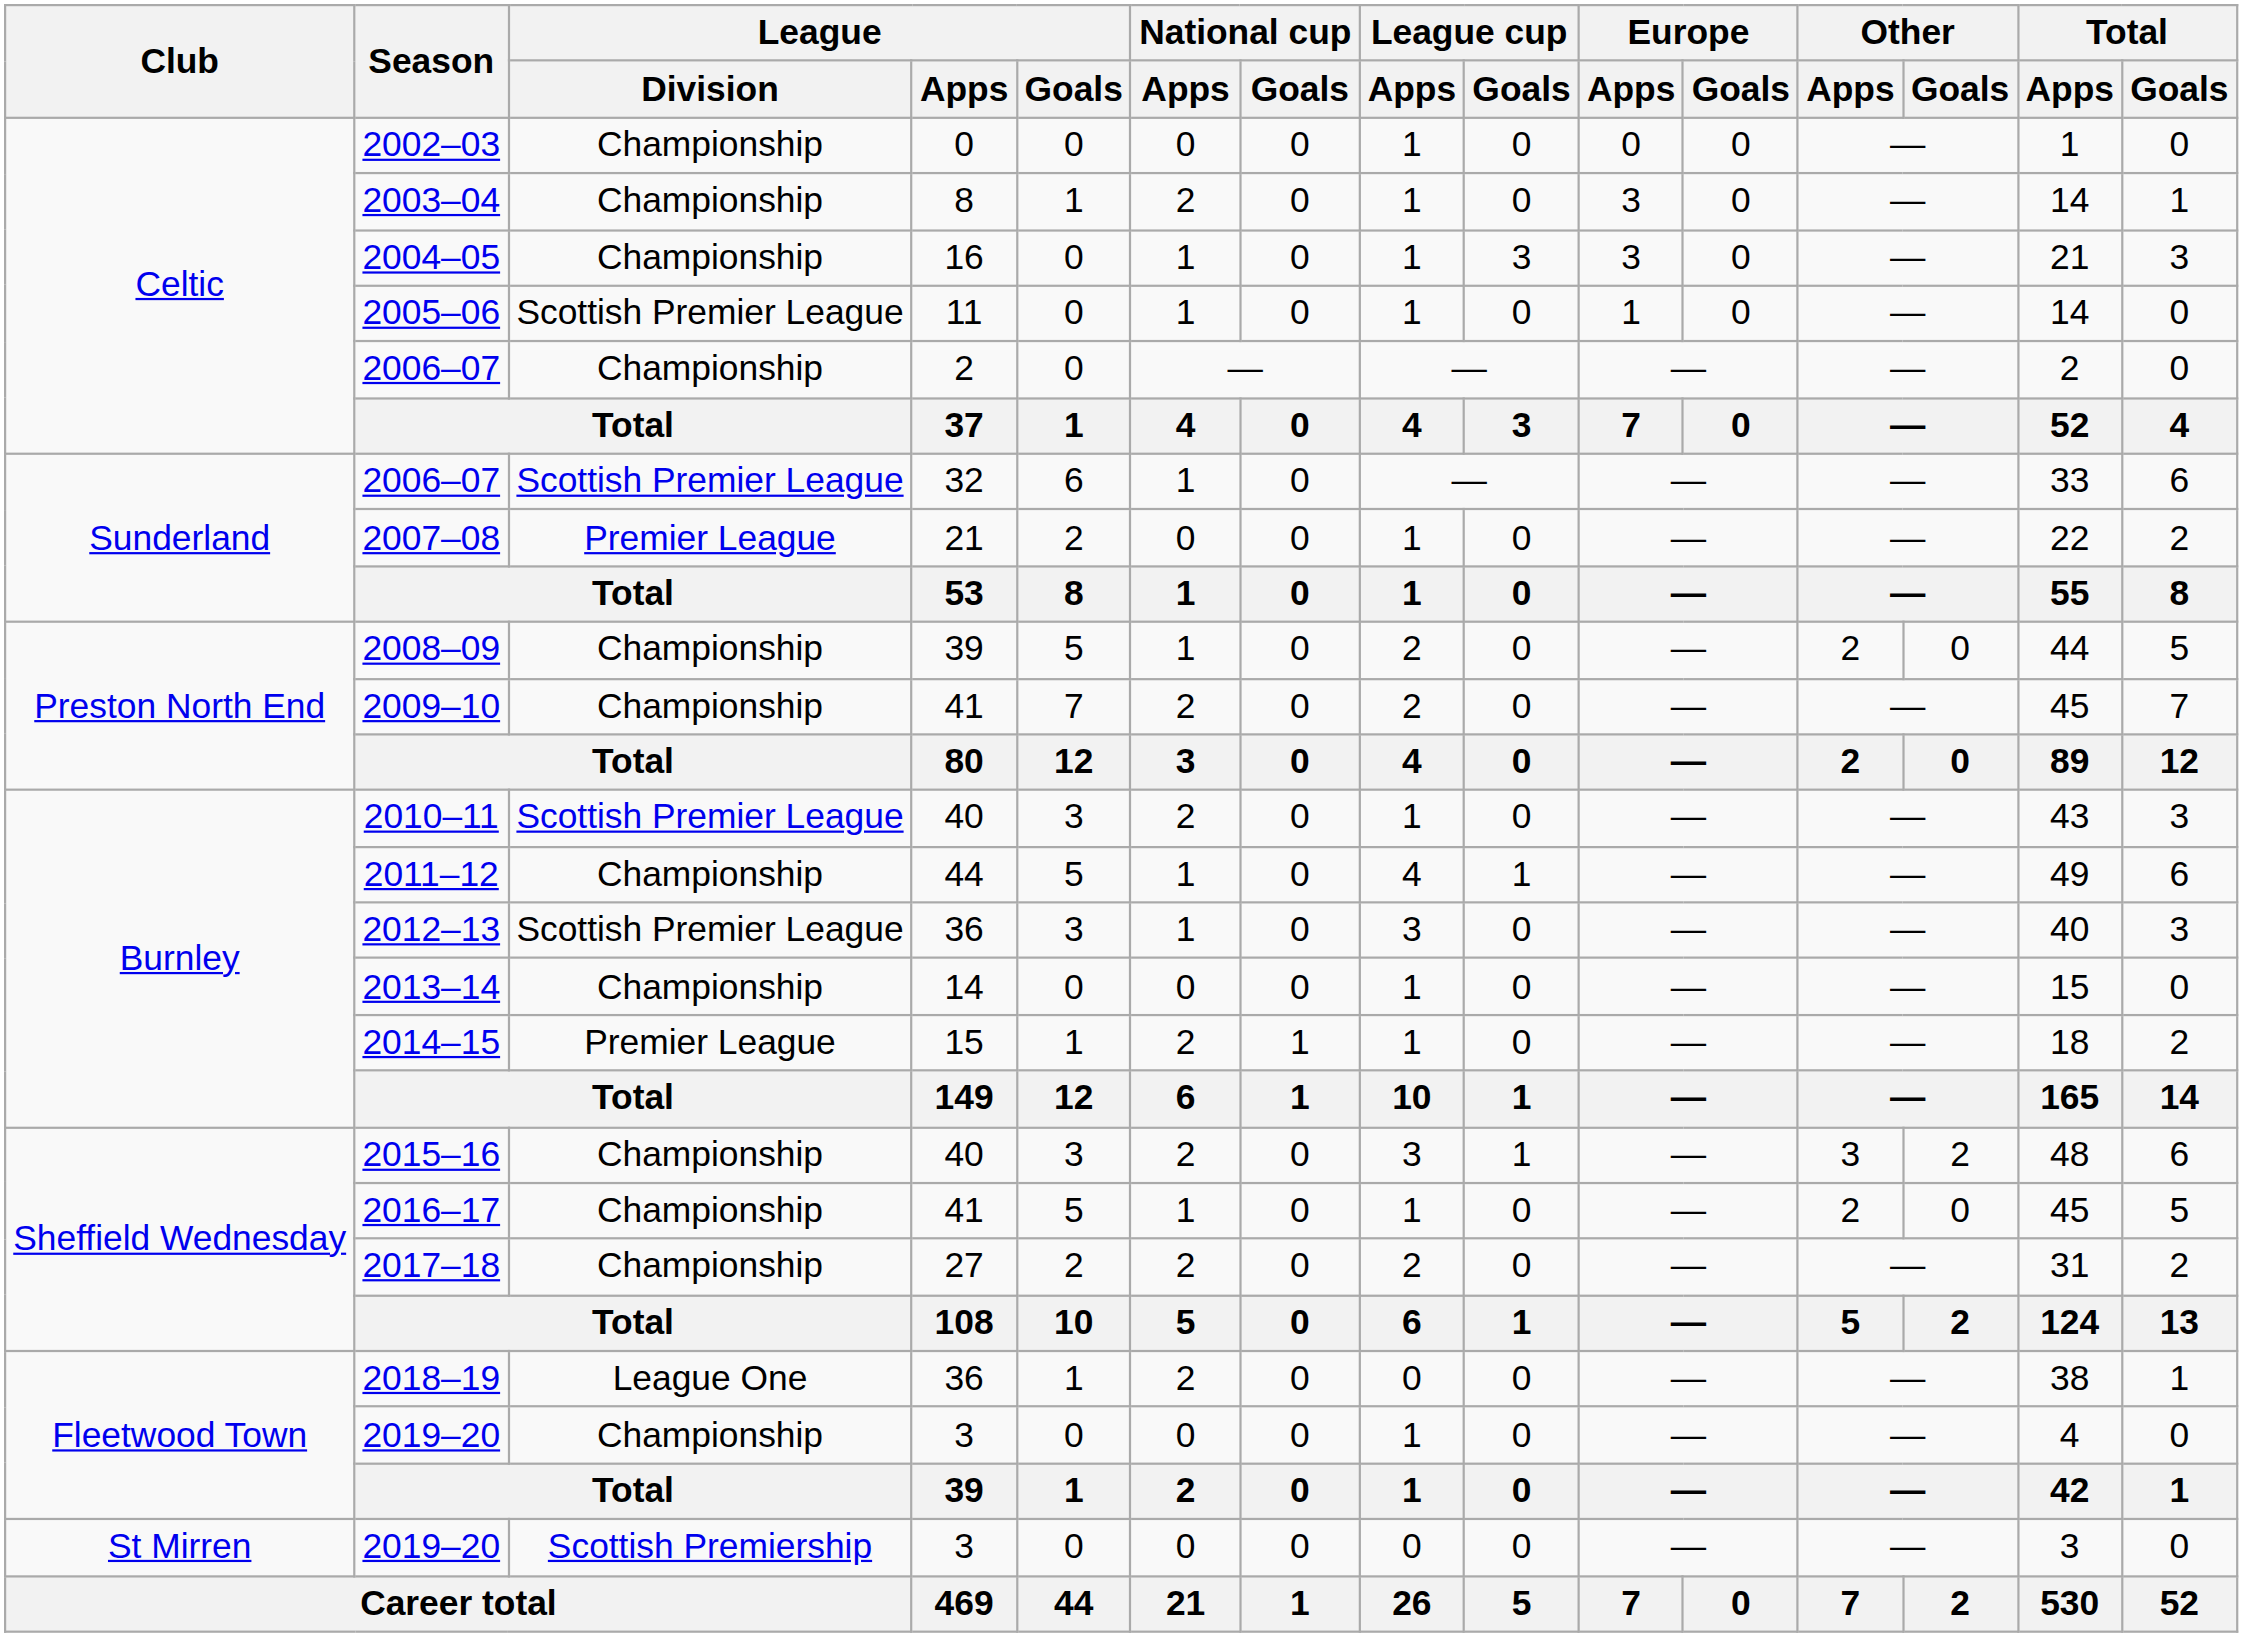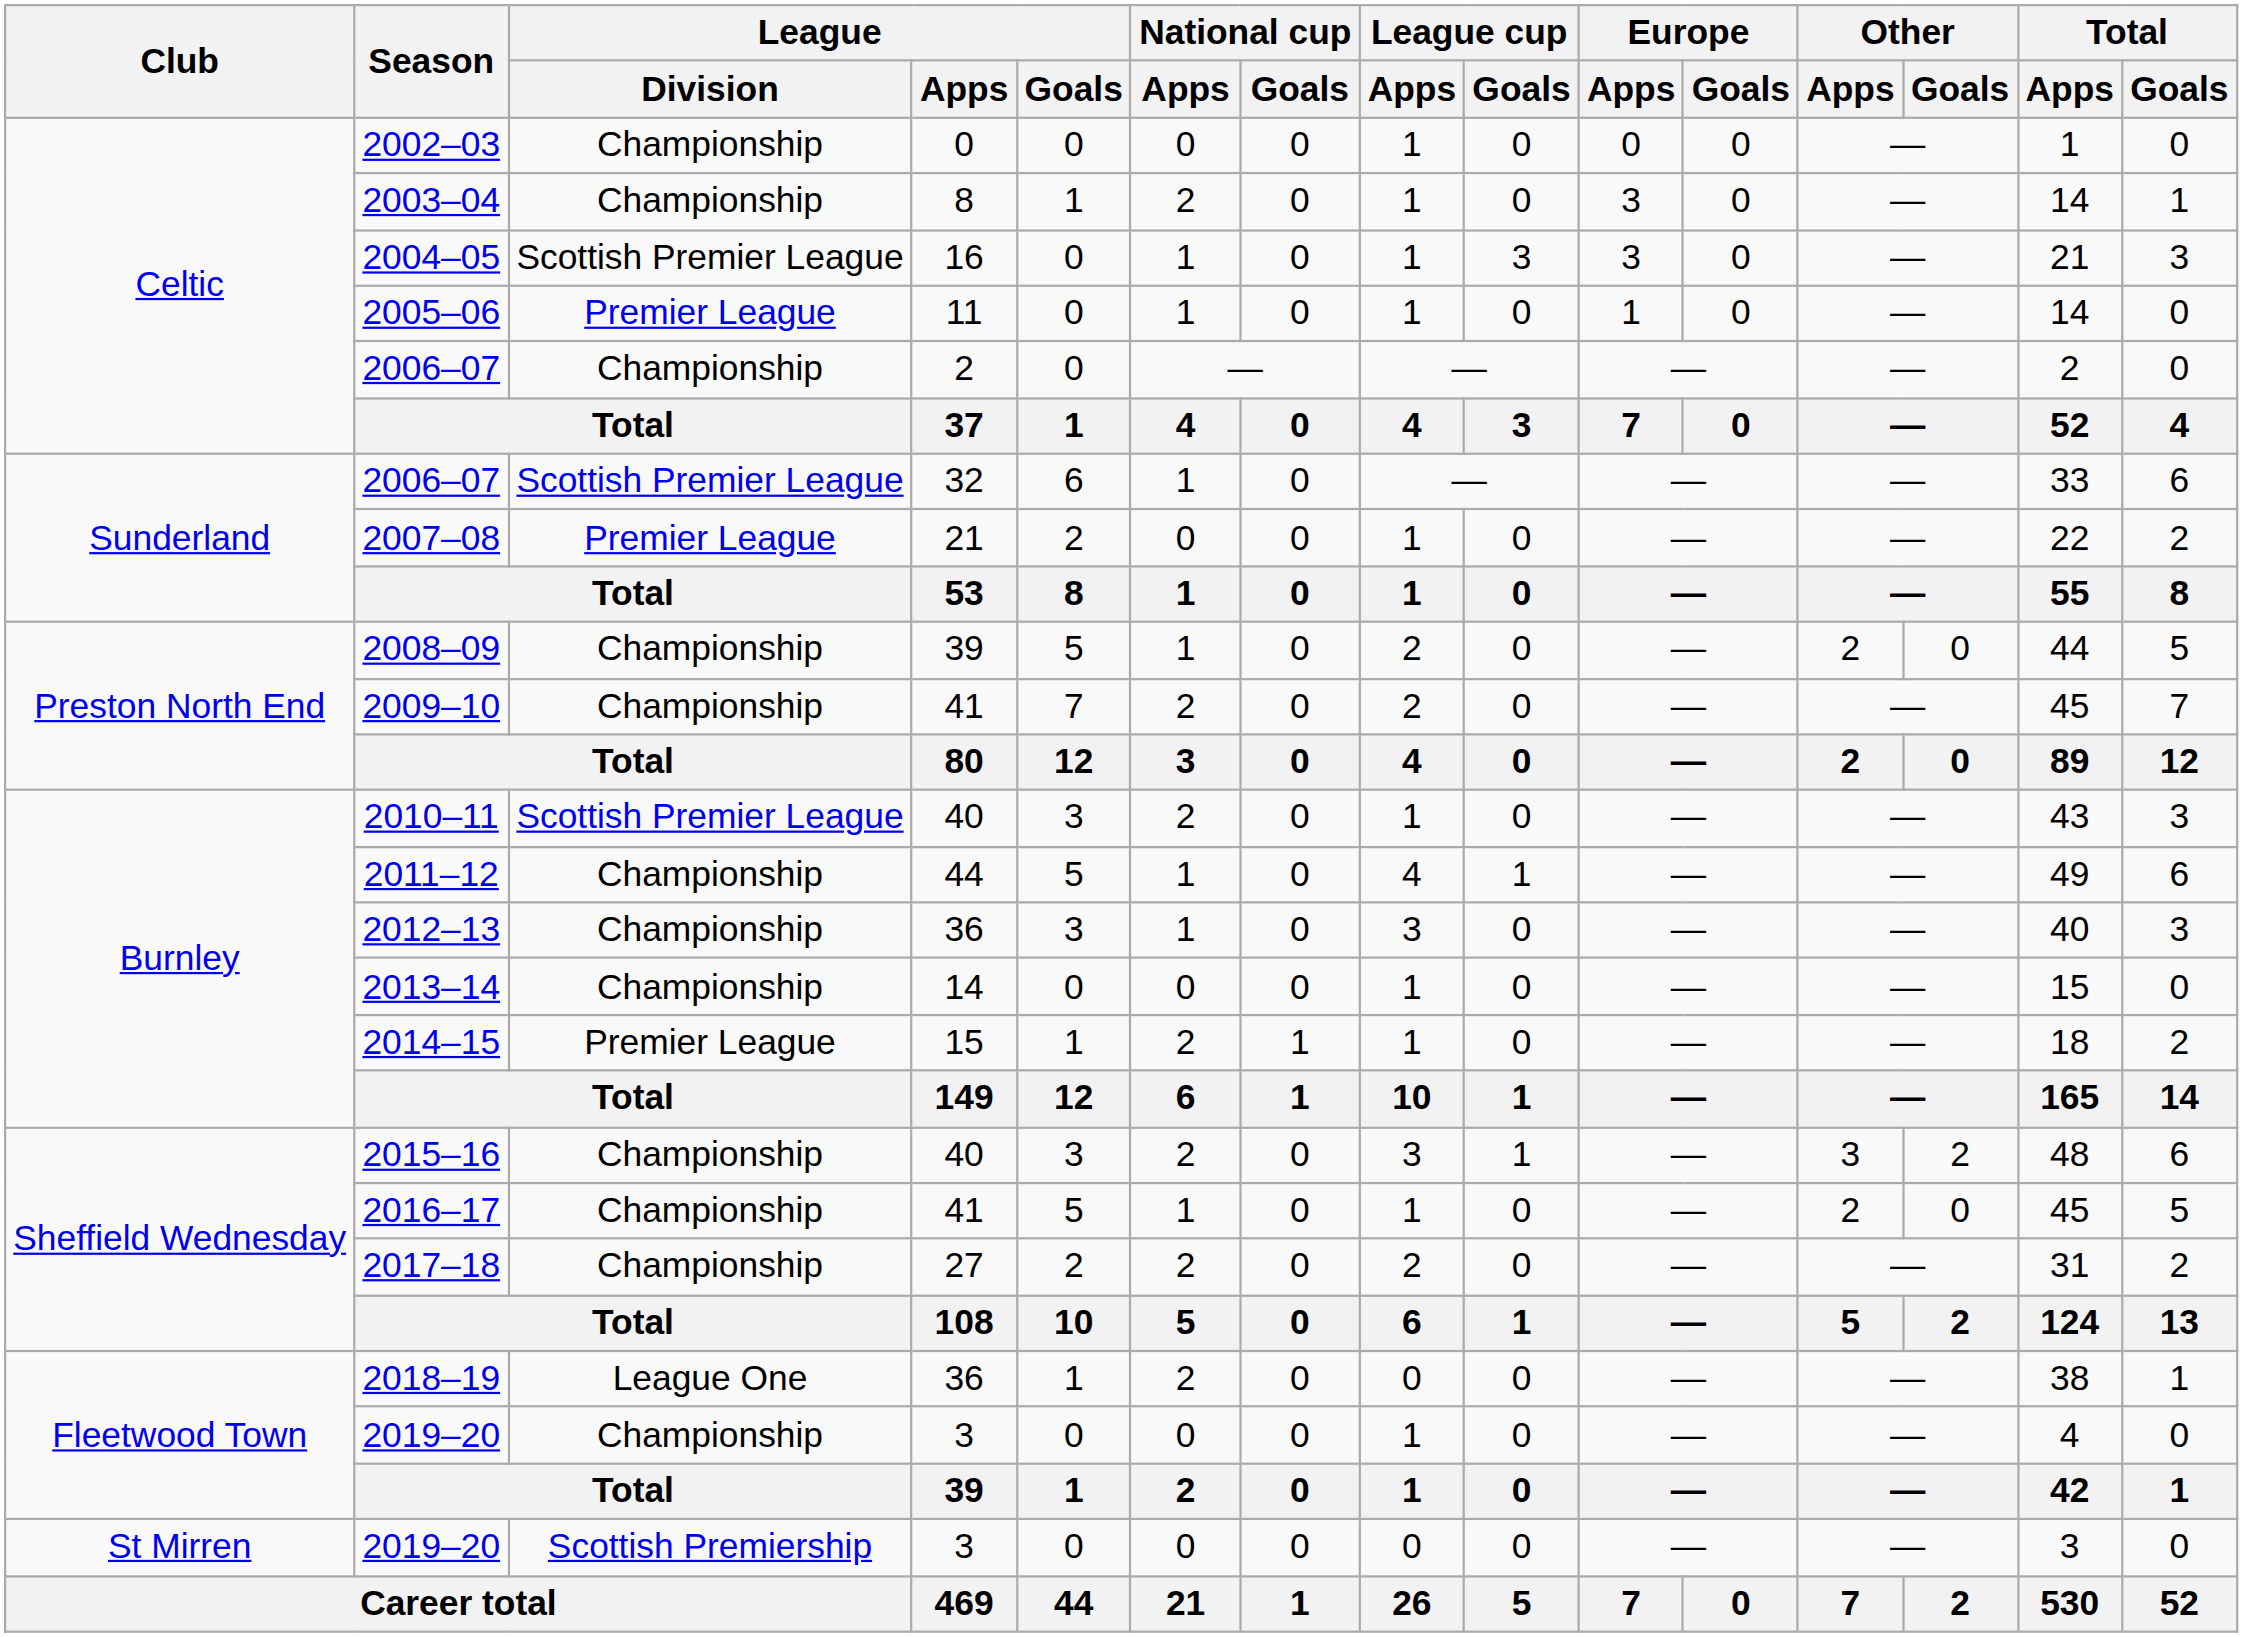(710, 256) Championship -> (710, 256) Scottish Premier League
(710, 312) Scottish Premier League -> (710, 312) Premier League
(710, 929) Scottish Premier League -> (710, 929) Championship
